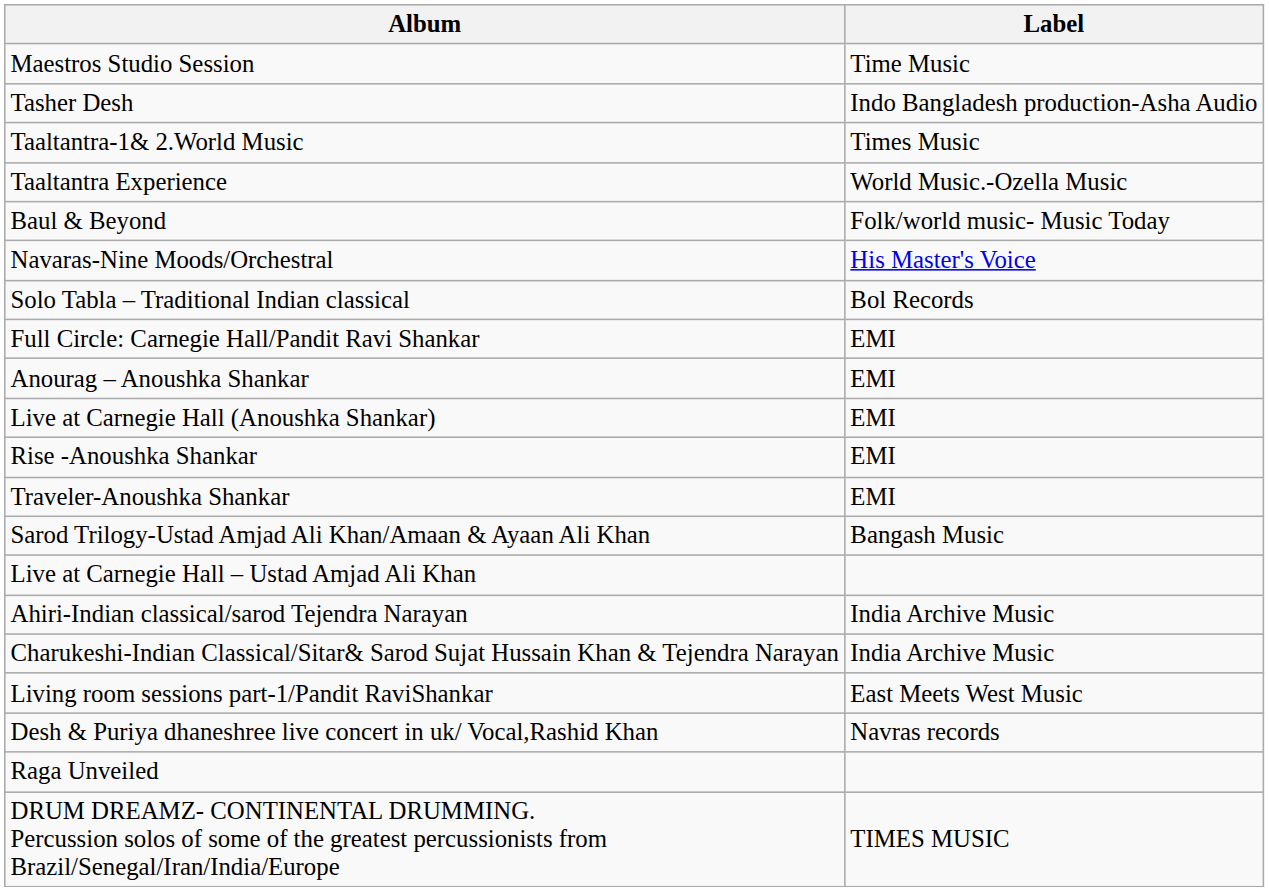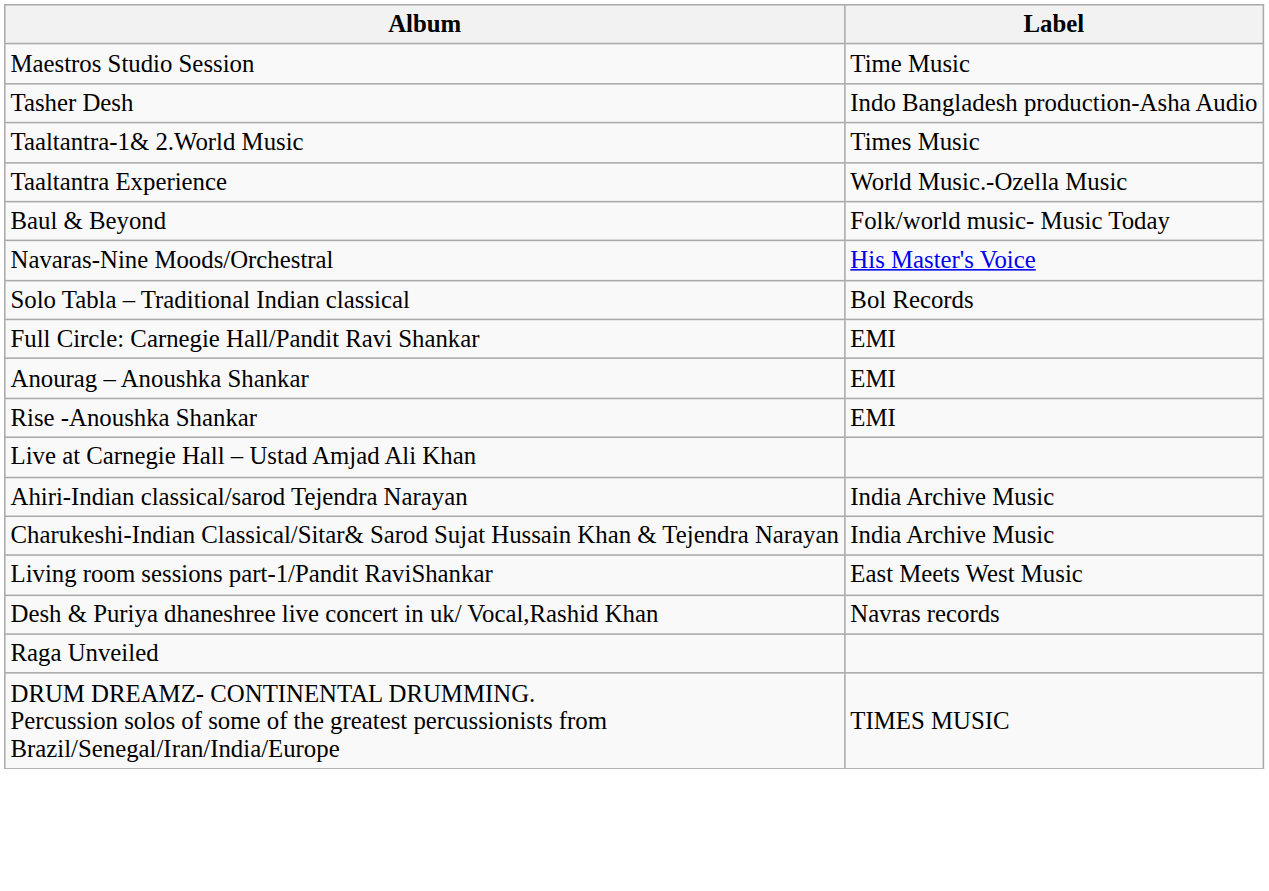- row: (223, 417)
- row: (150, 496)
- row: (330, 535)
